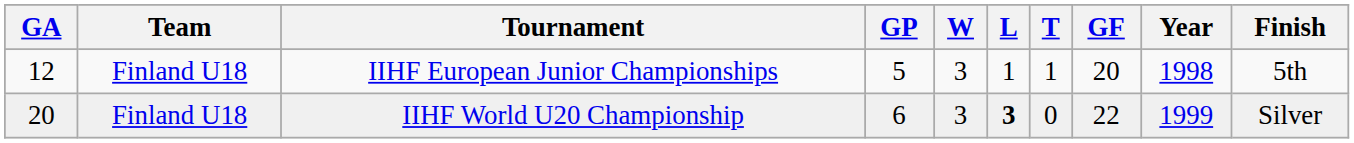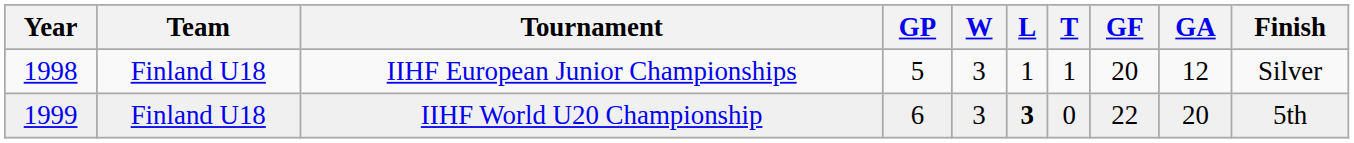columns swapped: (1186, 26) <-> (41, 26)
(1290, 71) 5th -> (1290, 71) Silver
(1290, 115) Silver -> (1290, 115) 5th
